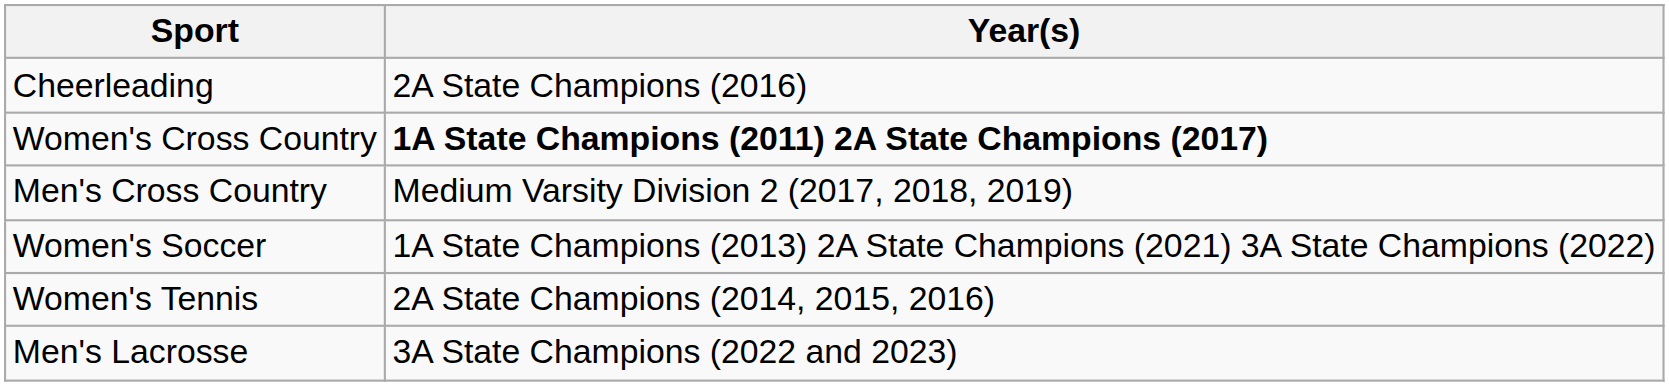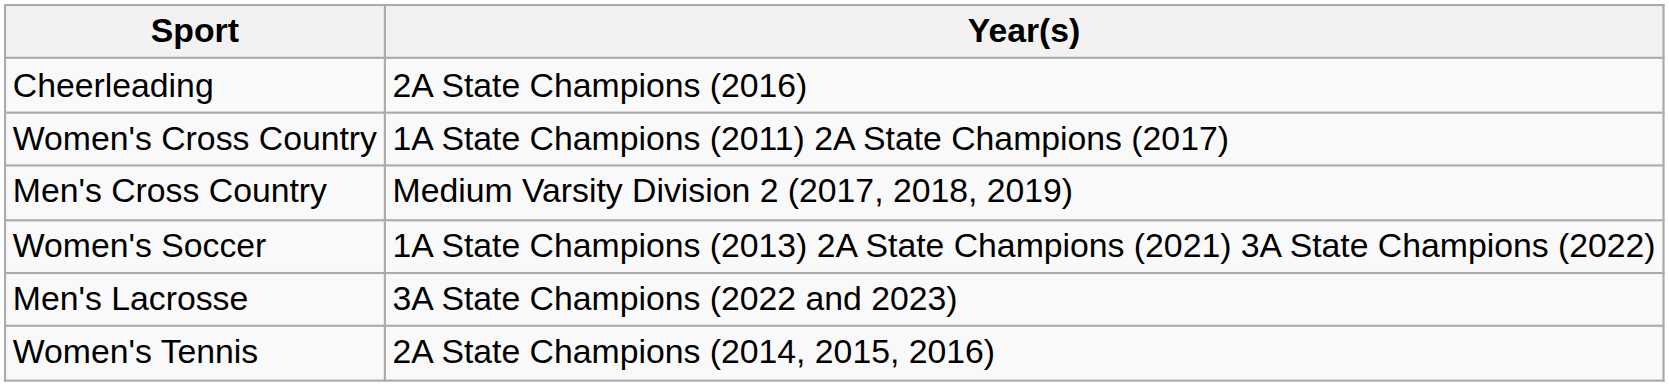(830, 138) bold -> (811, 138) normal
rows swapped: (131, 352) <-> (136, 298)
